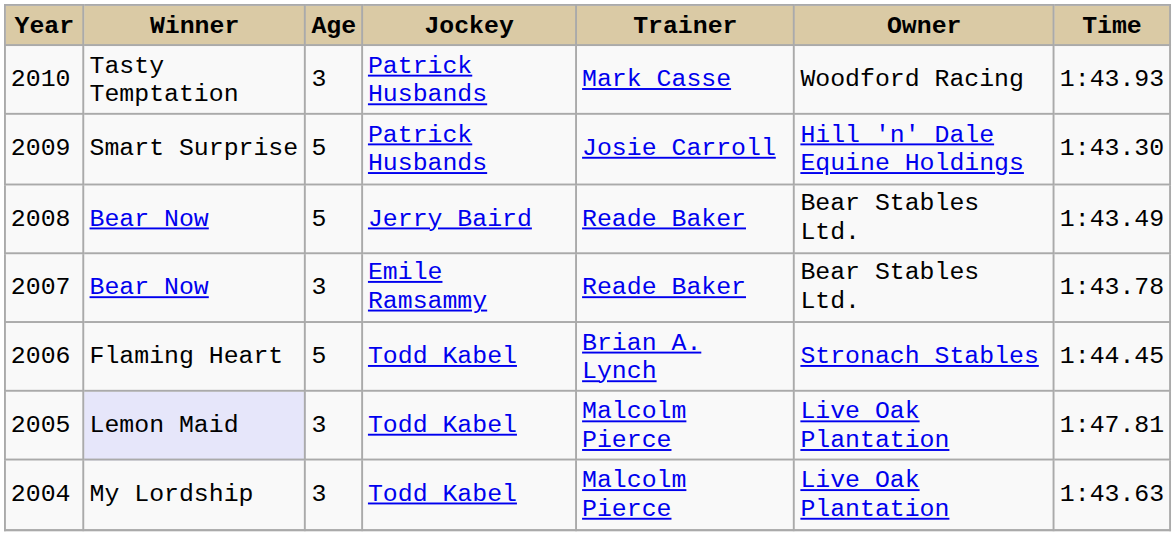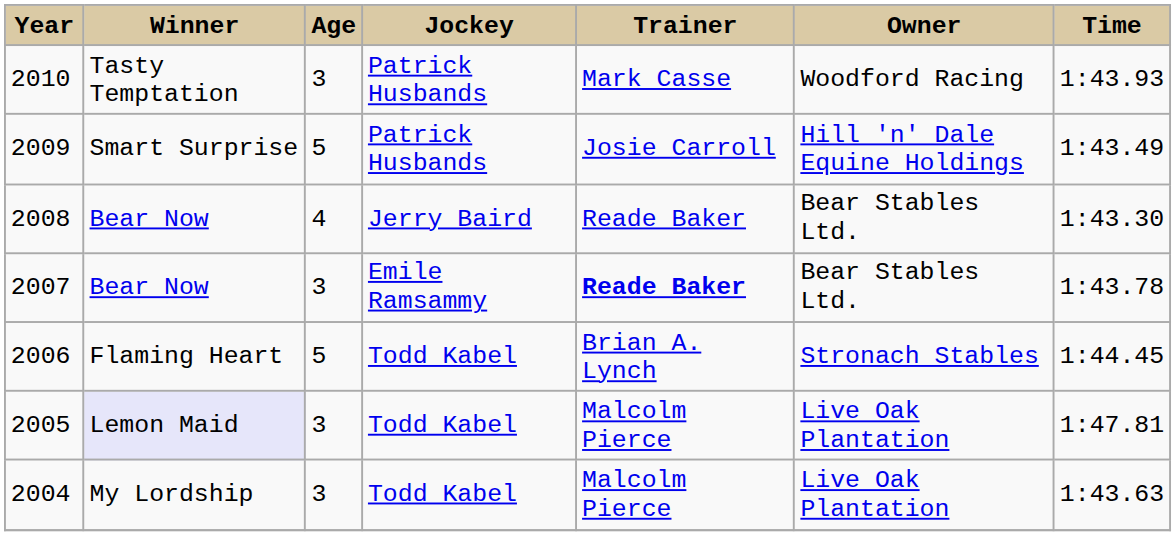(1112, 149) 1:43.30 -> (1112, 149) 1:43.49
(319, 218) 5 -> (319, 218) 4
(1112, 218) 1:43.49 -> (1112, 218) 1:43.30
(664, 287) normal -> (664, 287) bold
